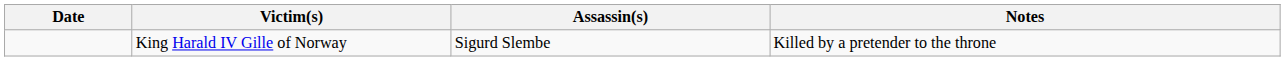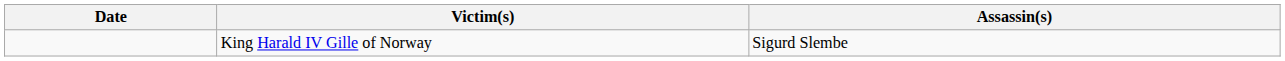- column: (1025, 17)
